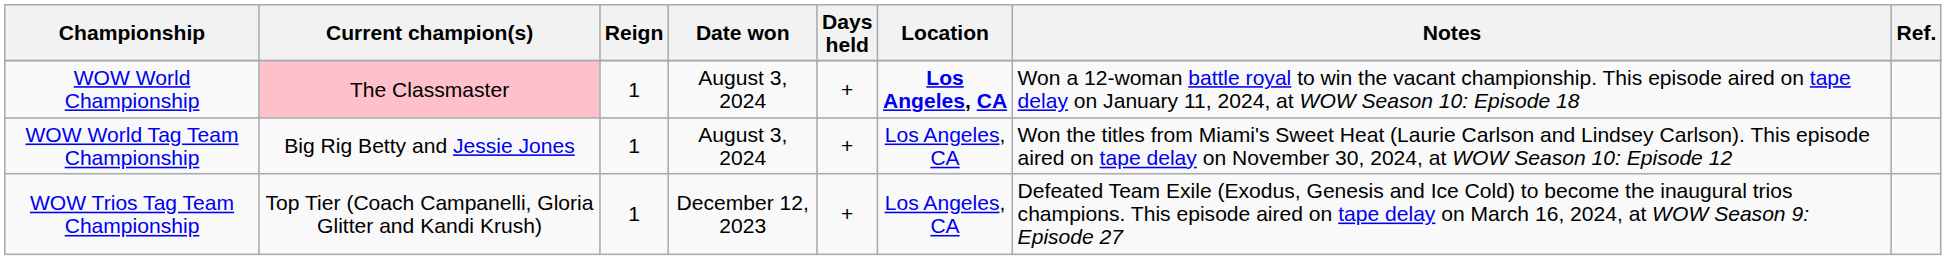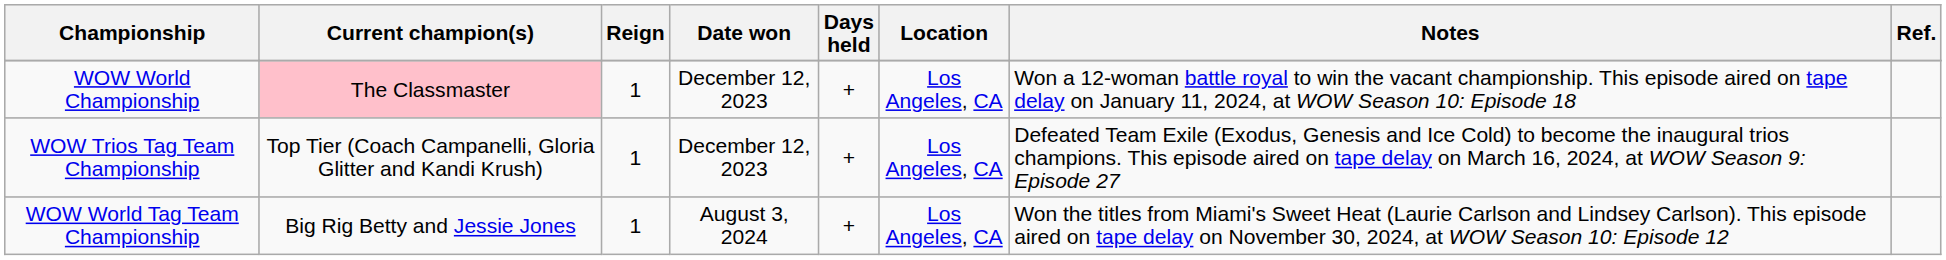(743, 89) August 3, 2024 -> (744, 89) December 12, 2023
(945, 89) bold -> (944, 89) normal
rows swapped: (132, 146) <-> (132, 214)
